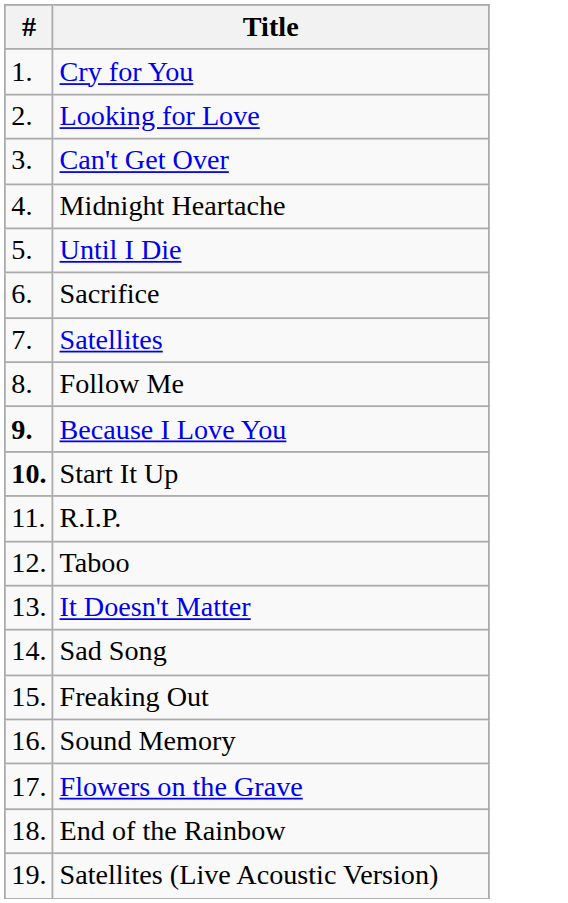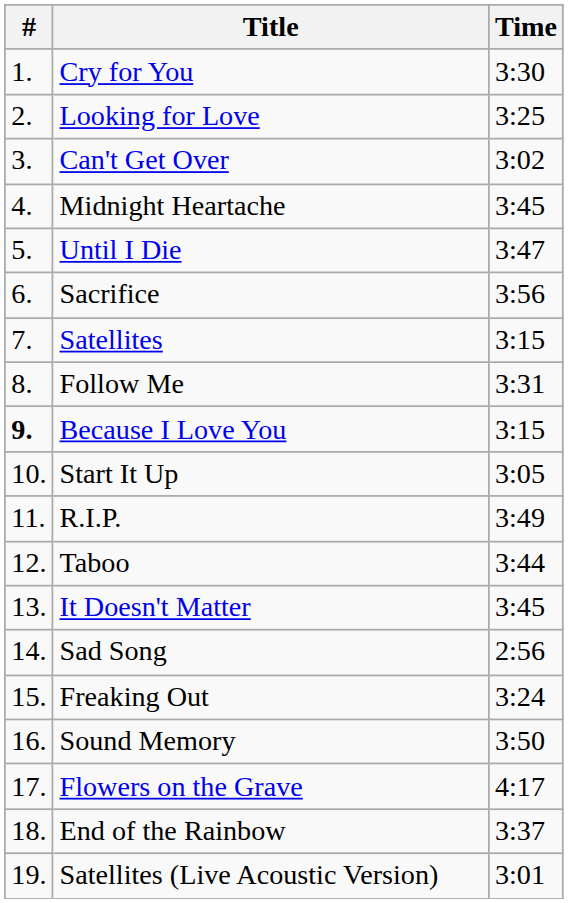+ column: (526, 26)
(29, 473) bold -> (29, 473) normal
